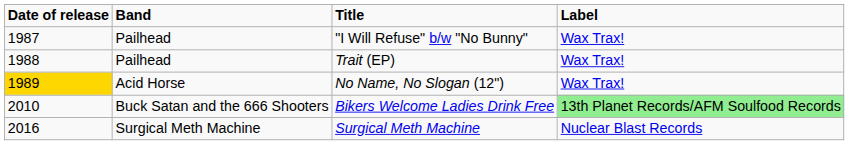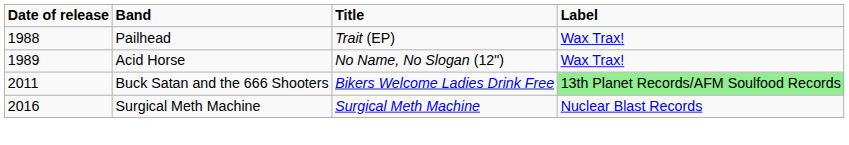- row: (432, 38)
(24, 83) gold background -> (24, 60) no background
(24, 106) 2010 -> (23, 83) 2011
